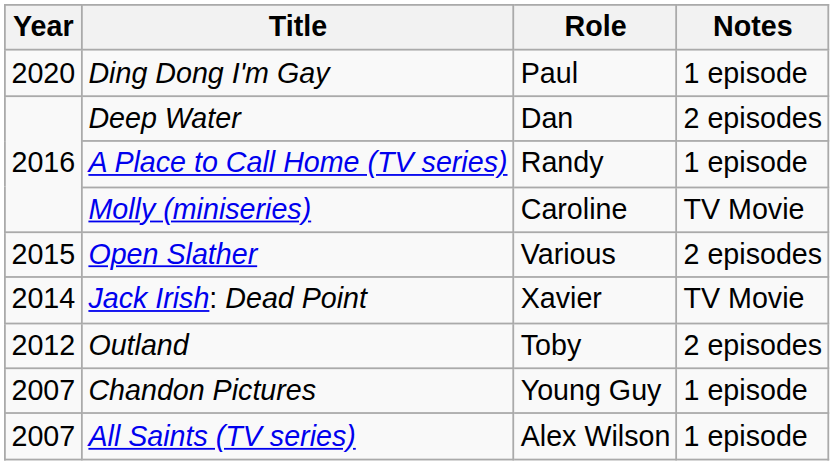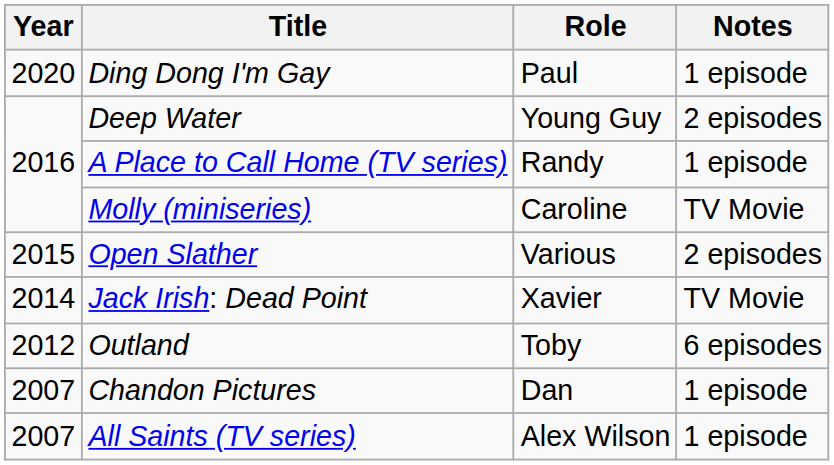(547, 118) Dan -> (591, 118) Young Guy
(753, 345) 2 episodes -> (753, 345) 6 episodes
(591, 390) Young Guy -> (547, 390) Dan
